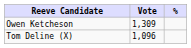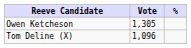(144, 24) 1,309 -> (144, 24) 1,305
